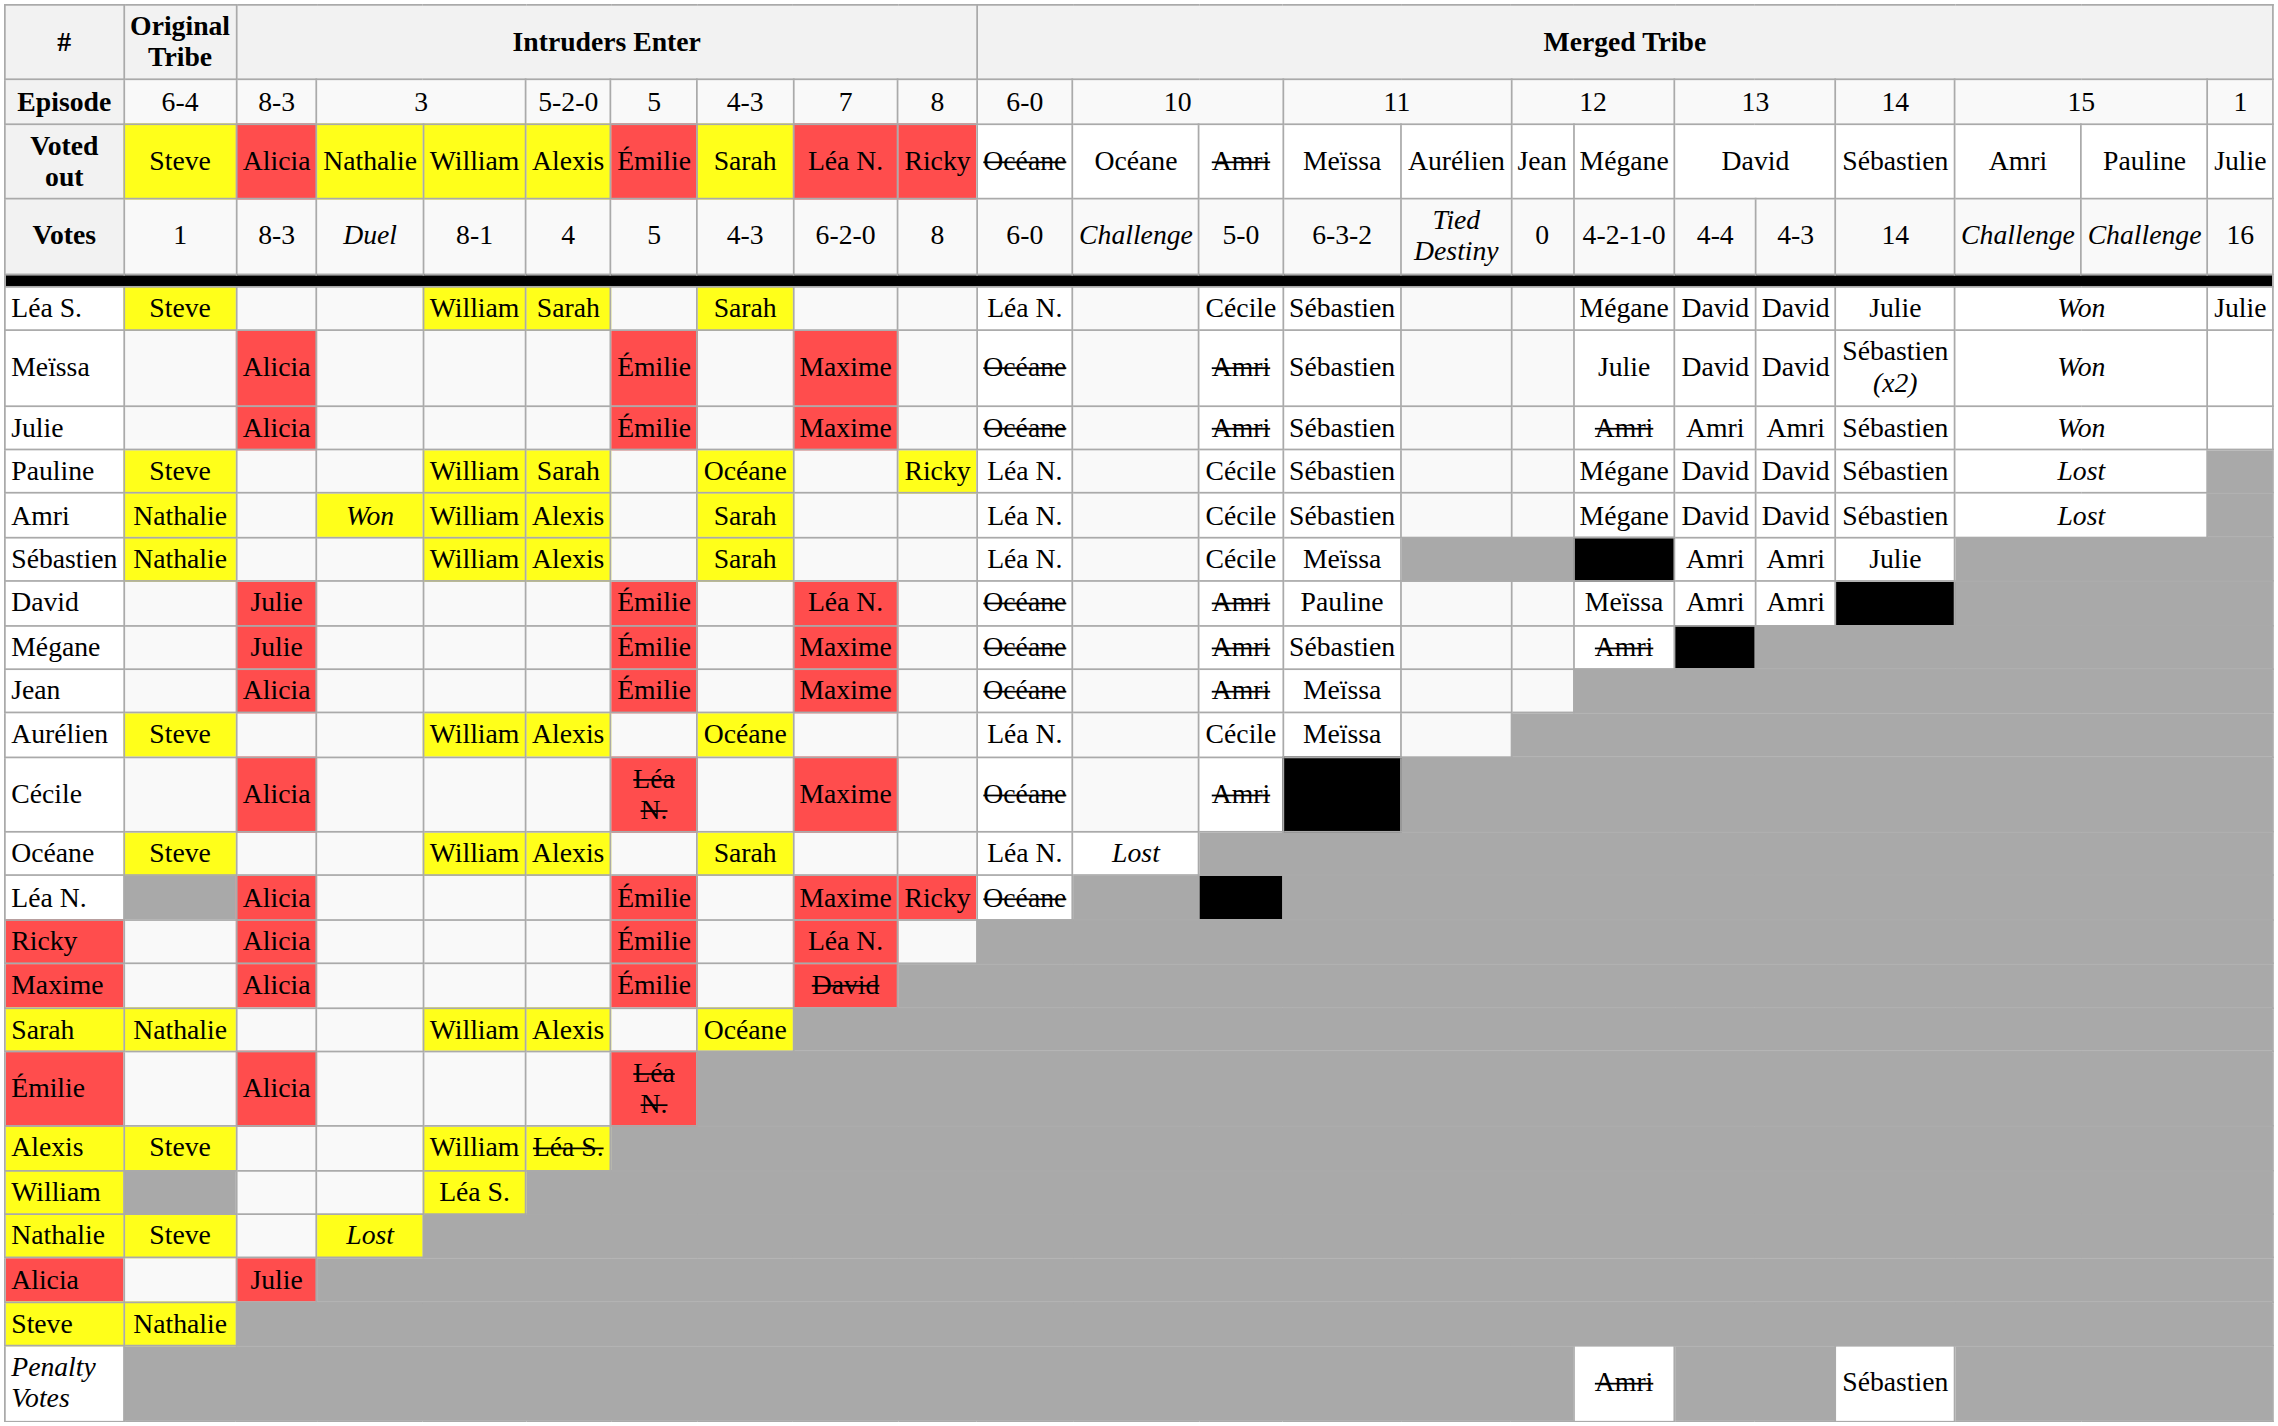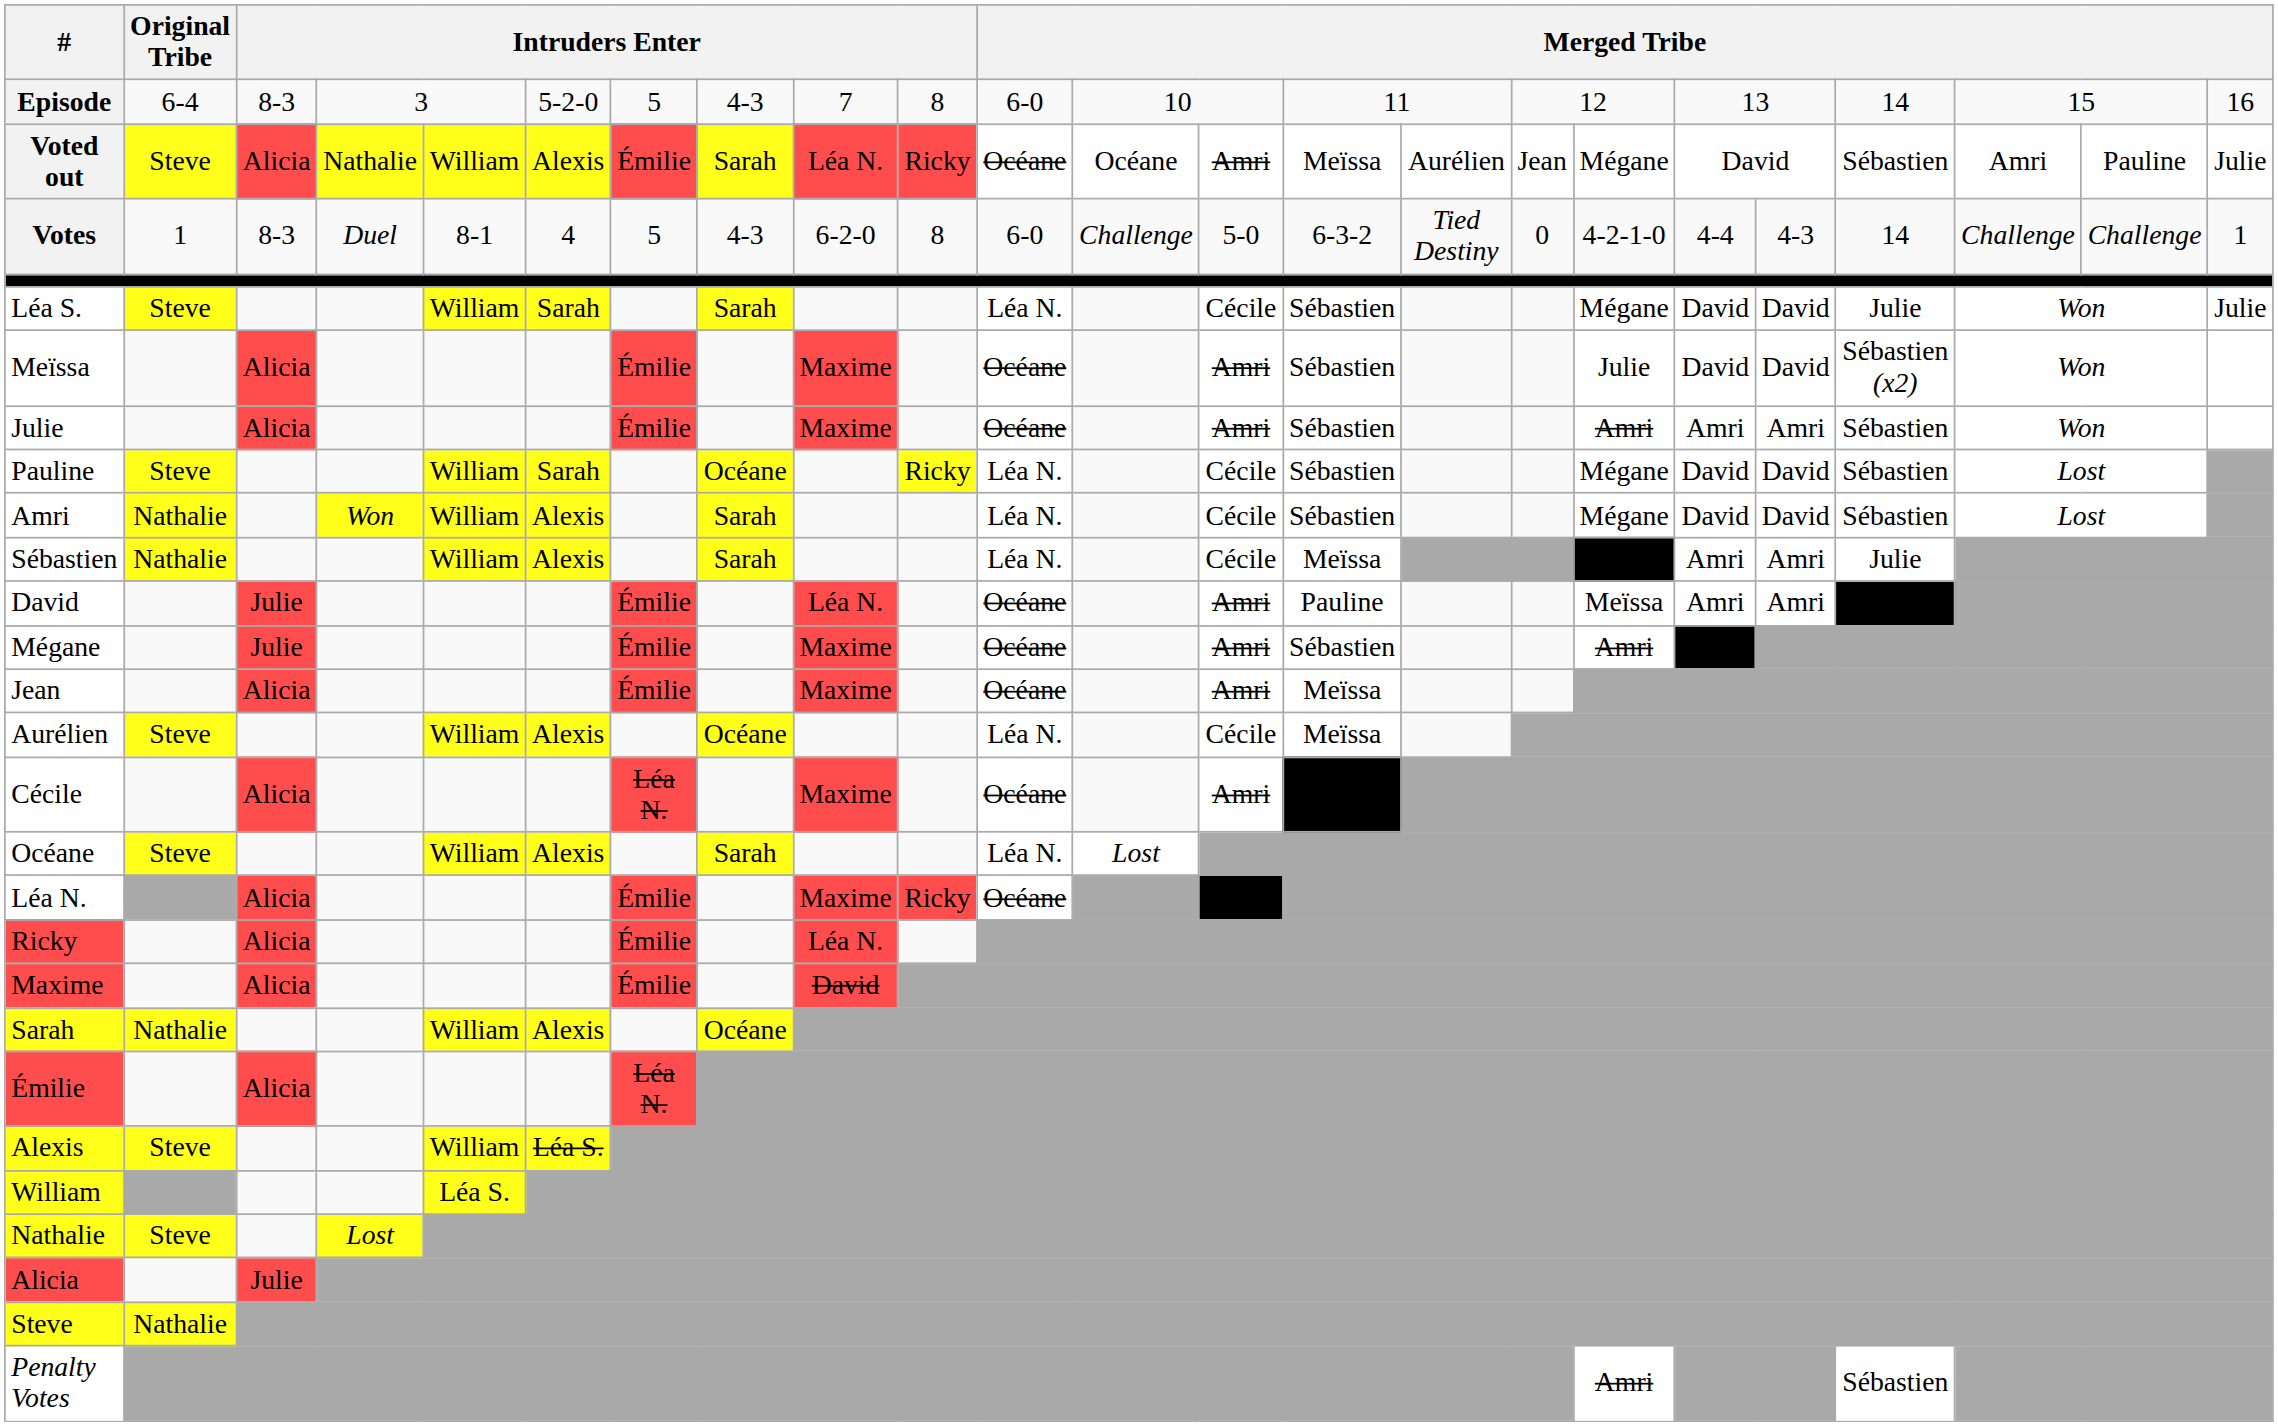(2240, 101) 1 -> (2240, 101) 16
(2240, 235) 16 -> (2240, 235) 1
